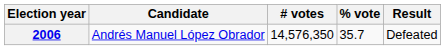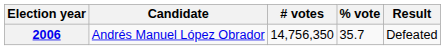(302, 34) 14,576,350 -> (302, 34) 14,756,350
